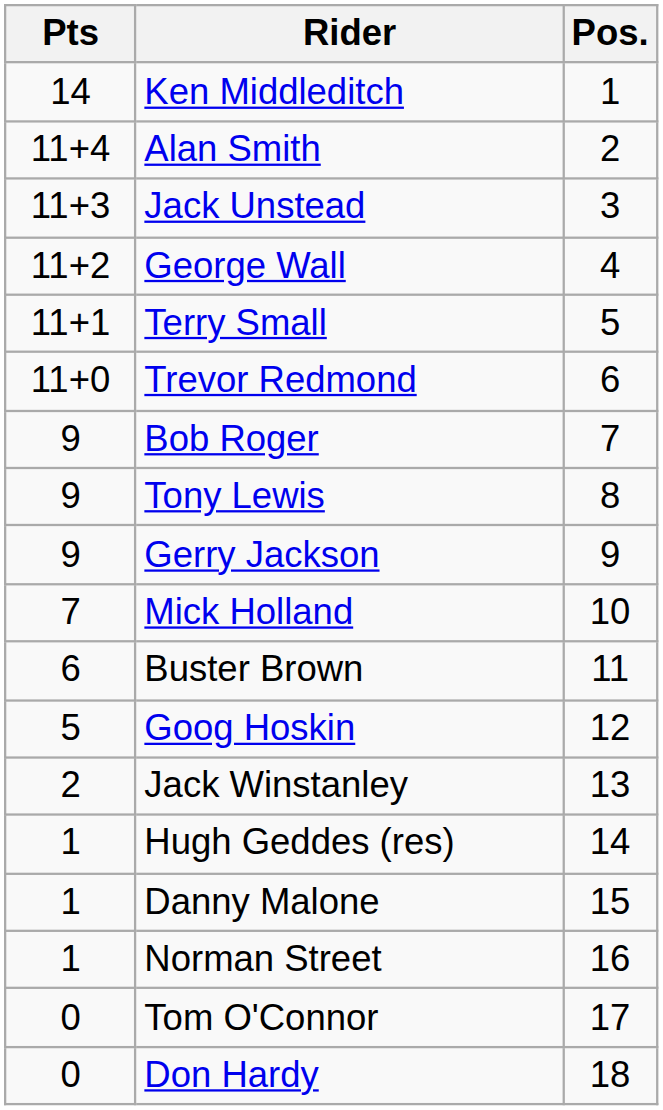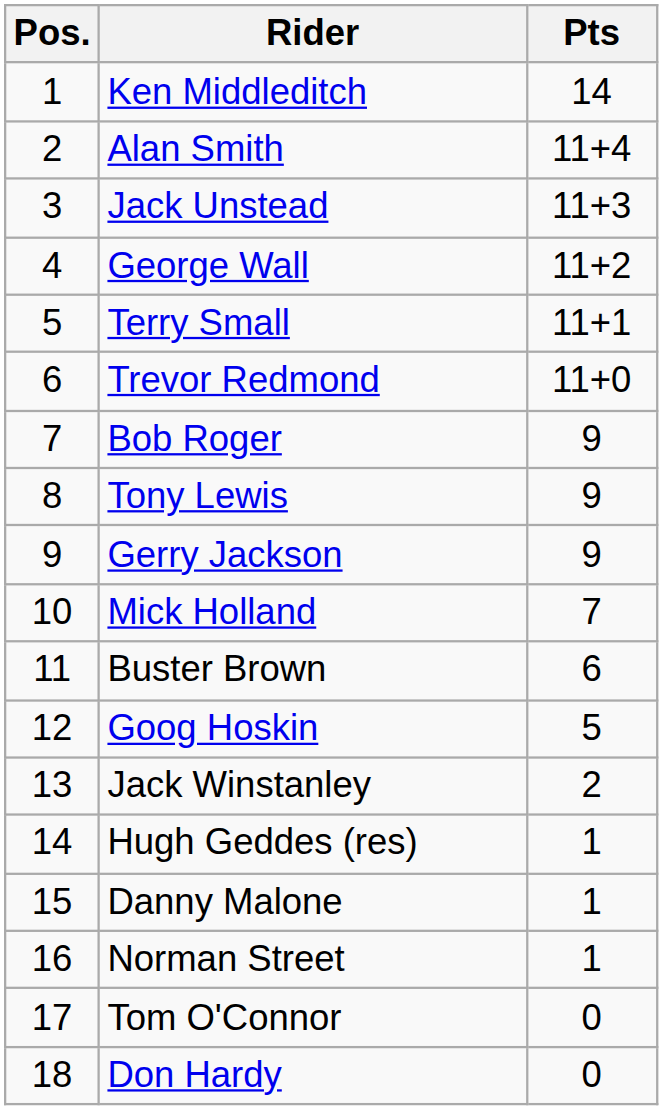columns swapped: (610, 33) <-> (71, 33)
